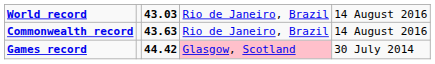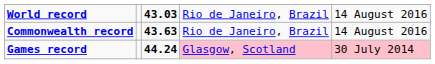(161, 49) 44.42 -> (161, 49) 44.24
(374, 49) no background -> (374, 49) pink background
